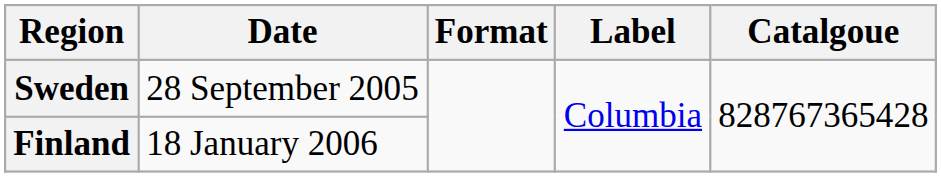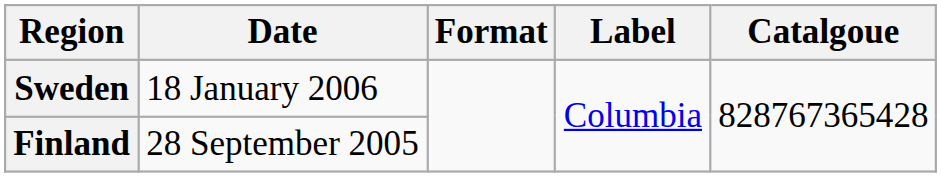(282, 87) 28 September 2005 -> (262, 87) 18 January 2006
(262, 143) 18 January 2006 -> (282, 143) 28 September 2005
